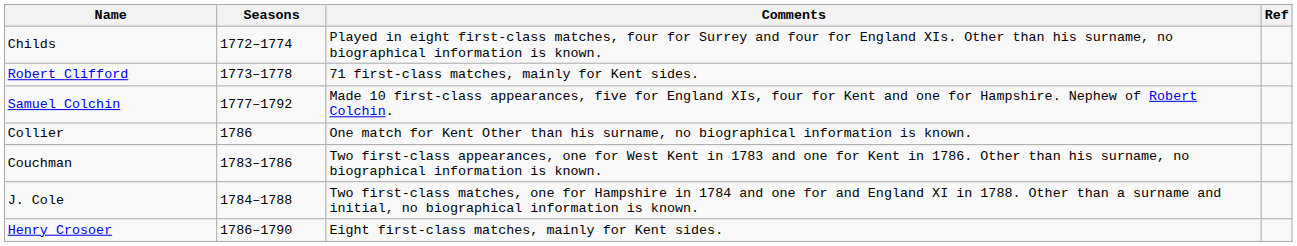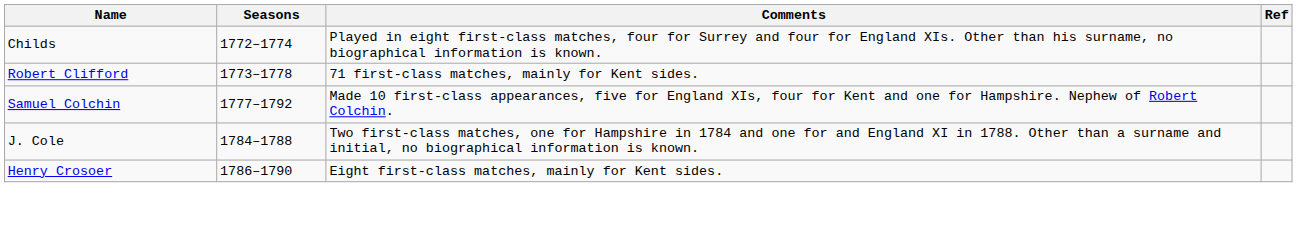- row: (36, 134)
- row: (40, 163)
